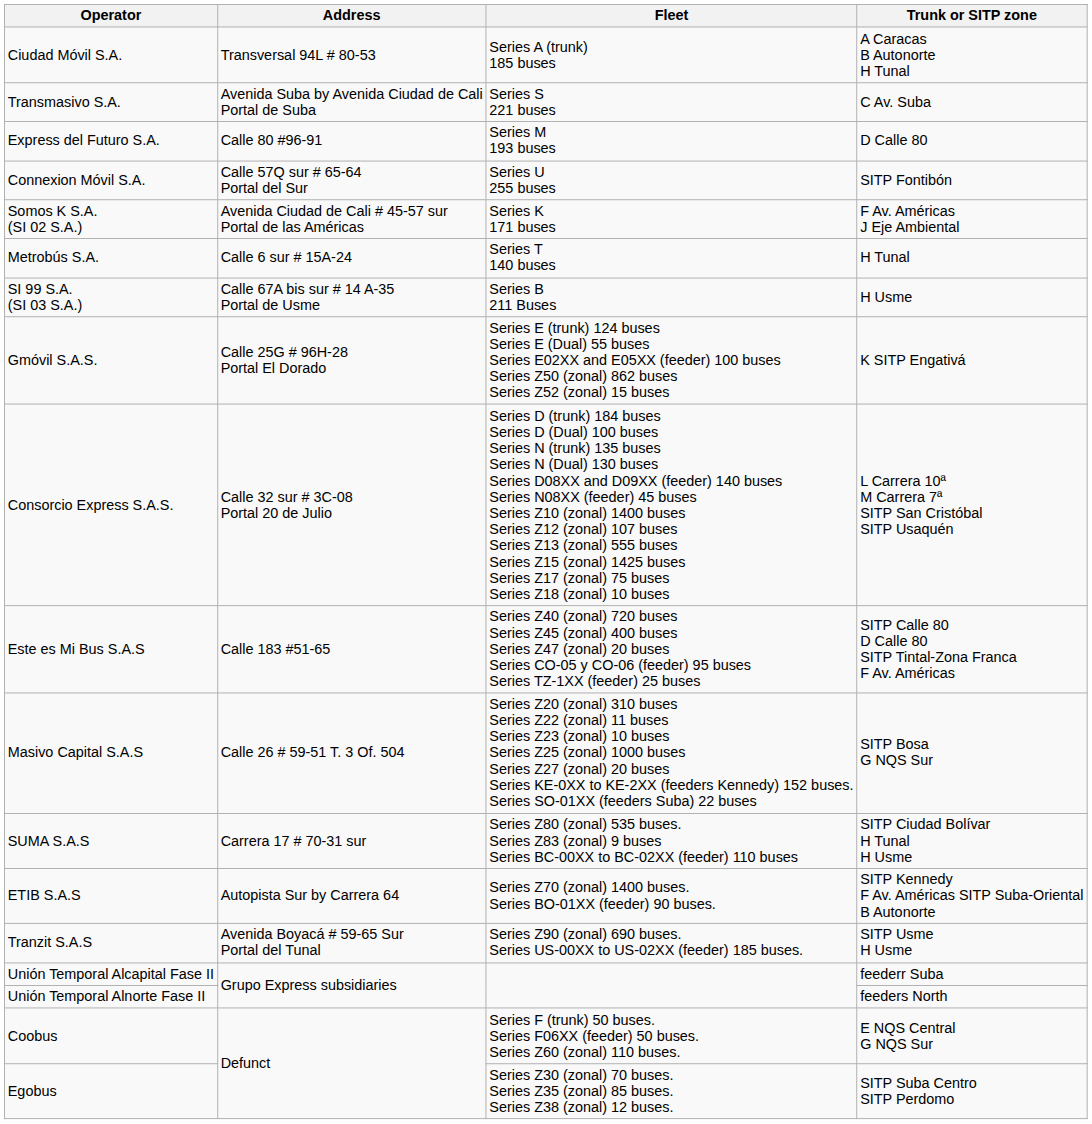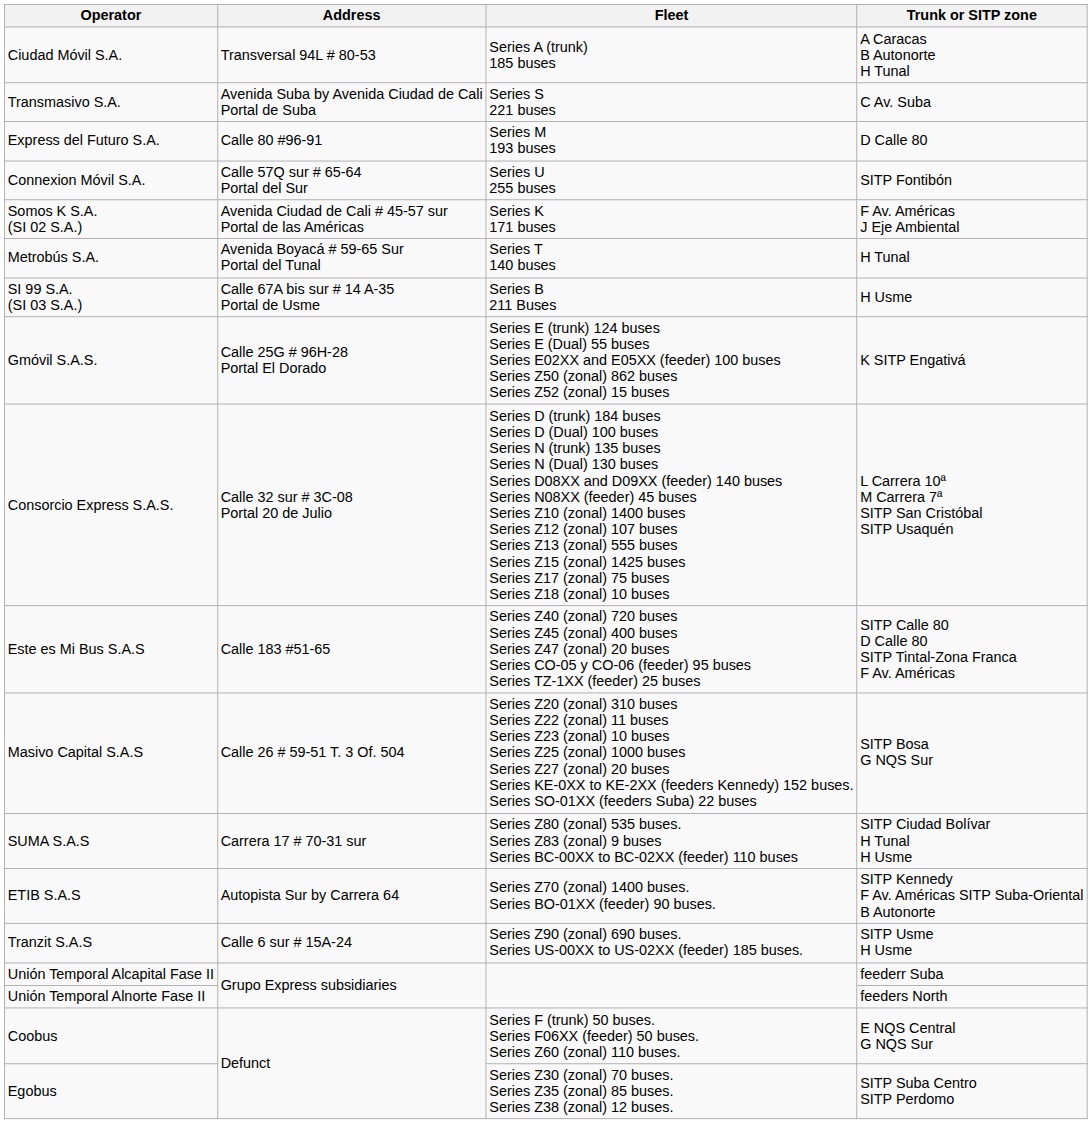(286, 258) Calle 6 sur # 15A-24 -> (312, 258) Avenida Boyacá # 59-65 Sur Portal del Tunal
(312, 943) Avenida Boyacá # 59-65 Sur Portal del Tunal -> (286, 943) Calle 6 sur # 15A-24
